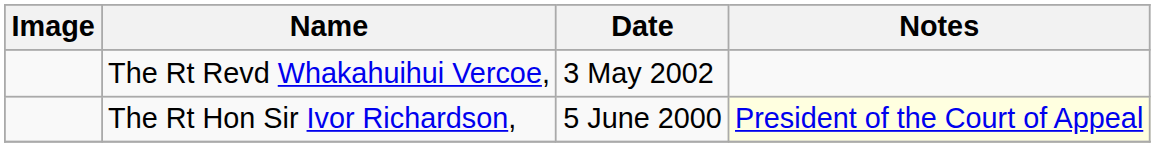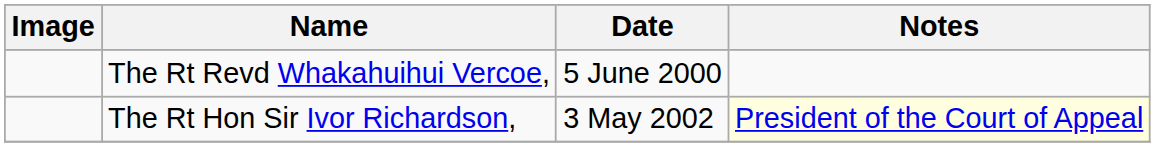(638, 73) 3 May 2002 -> (642, 73) 5 June 2000
(642, 118) 5 June 2000 -> (638, 118) 3 May 2002
